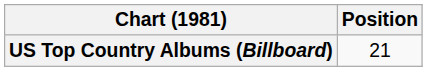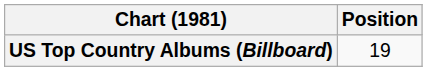(380, 50) 21 -> (380, 50) 19
